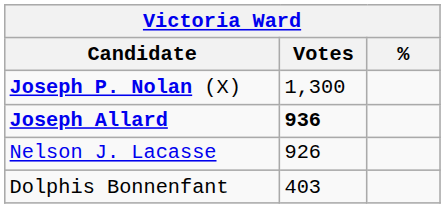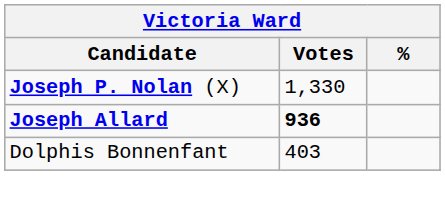(315, 87) 1,300 -> (315, 87) 1,330
- row: (113, 154)
